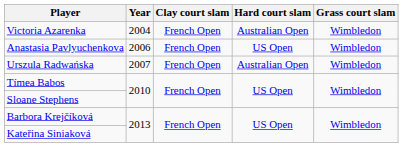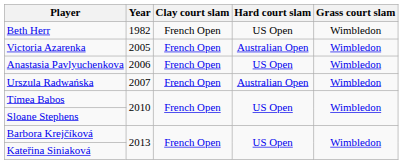+ row: (28, 30)
(140, 30) 2004 -> (140, 47) 2005
